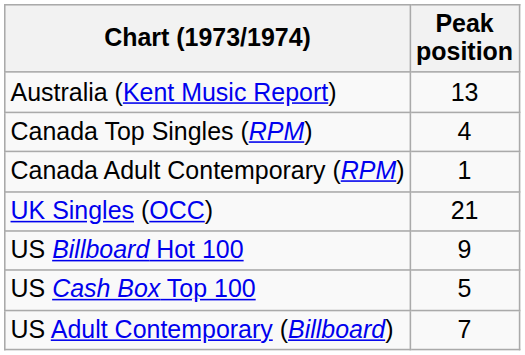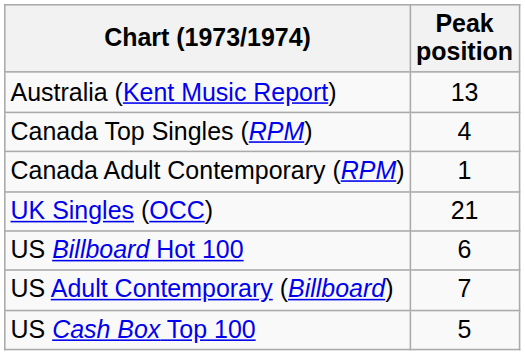(465, 250) 9 -> (465, 250) 6
rows swapped: (202, 329) <-> (133, 289)
